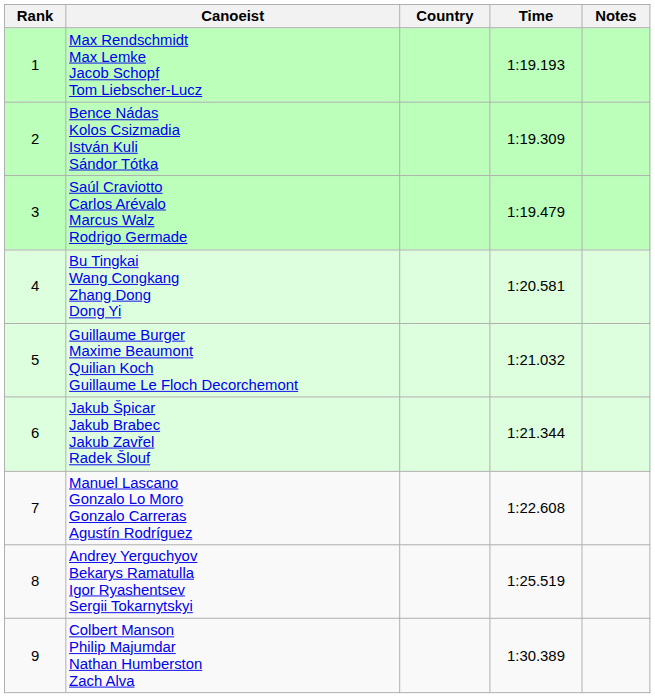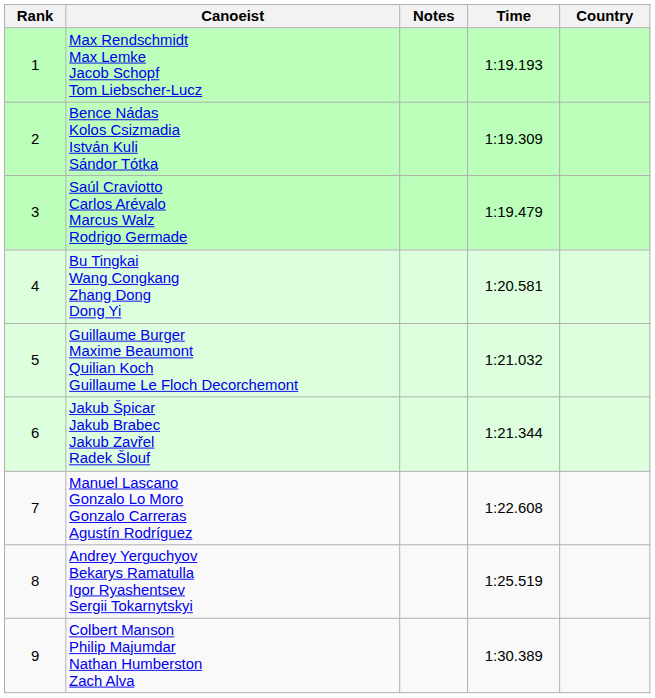columns swapped: (445, 16) <-> (616, 16)
